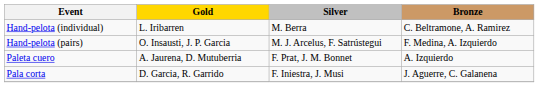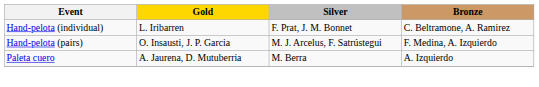(289, 27) M. Berra -> (312, 27) F. Prat, J. M. Bonnet
(312, 58) F. Prat, J. M. Bonnet -> (289, 58) M. Berra
- row: (26, 74)
